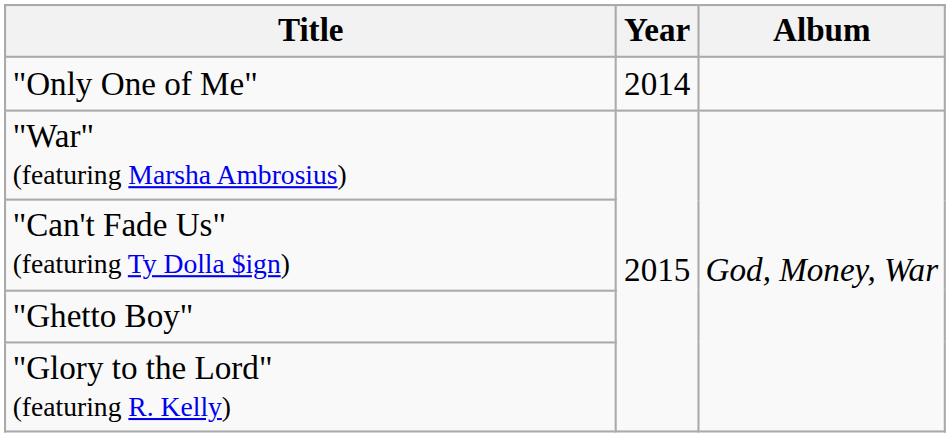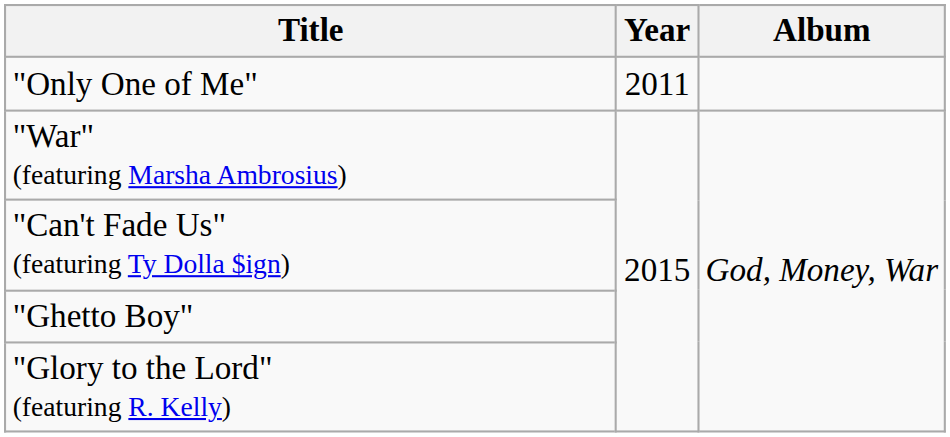(657, 83) 2014 -> (657, 83) 2011
